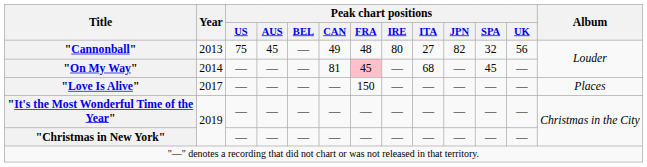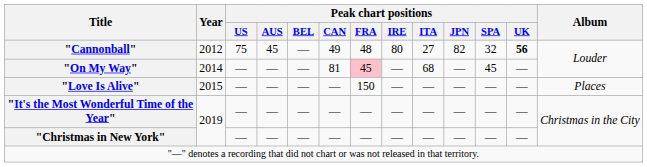(211, 49) 2013 -> (211, 49) 2012
(522, 49) normal -> (522, 49) bold
(211, 86) 2017 -> (211, 86) 2015
